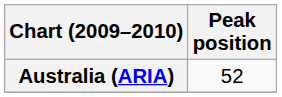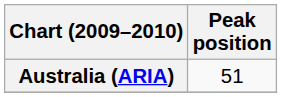(232, 75) 52 -> (232, 75) 51
